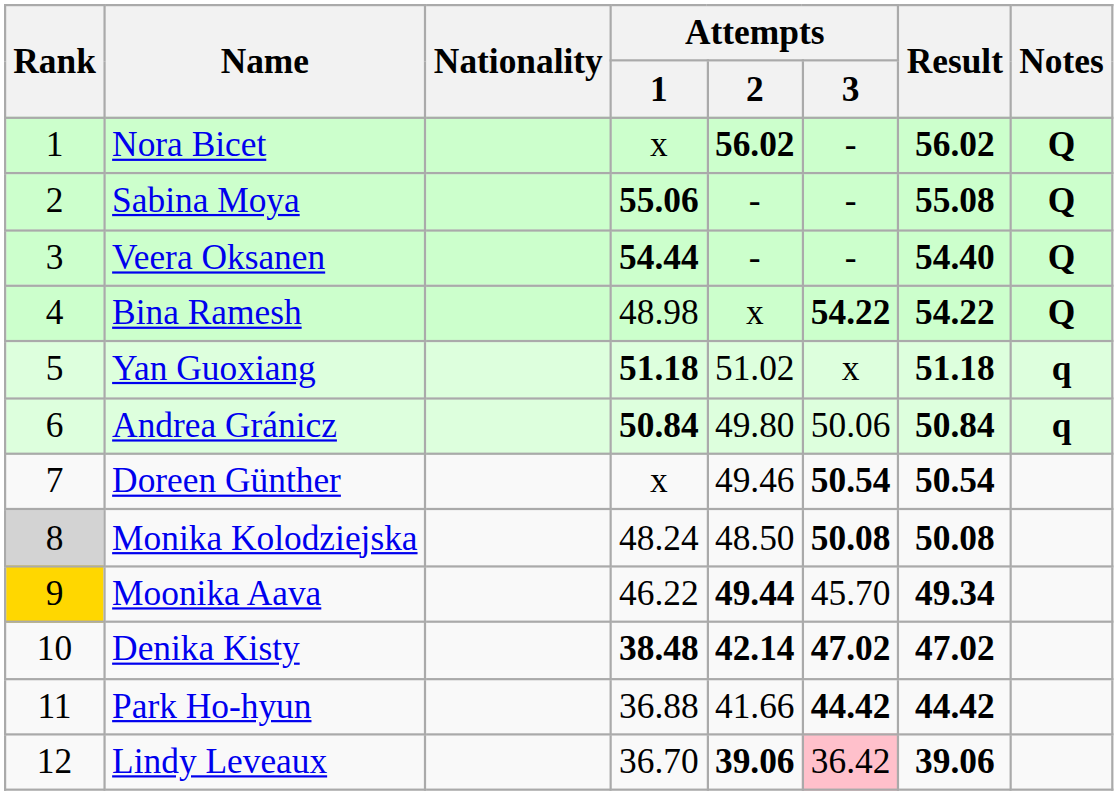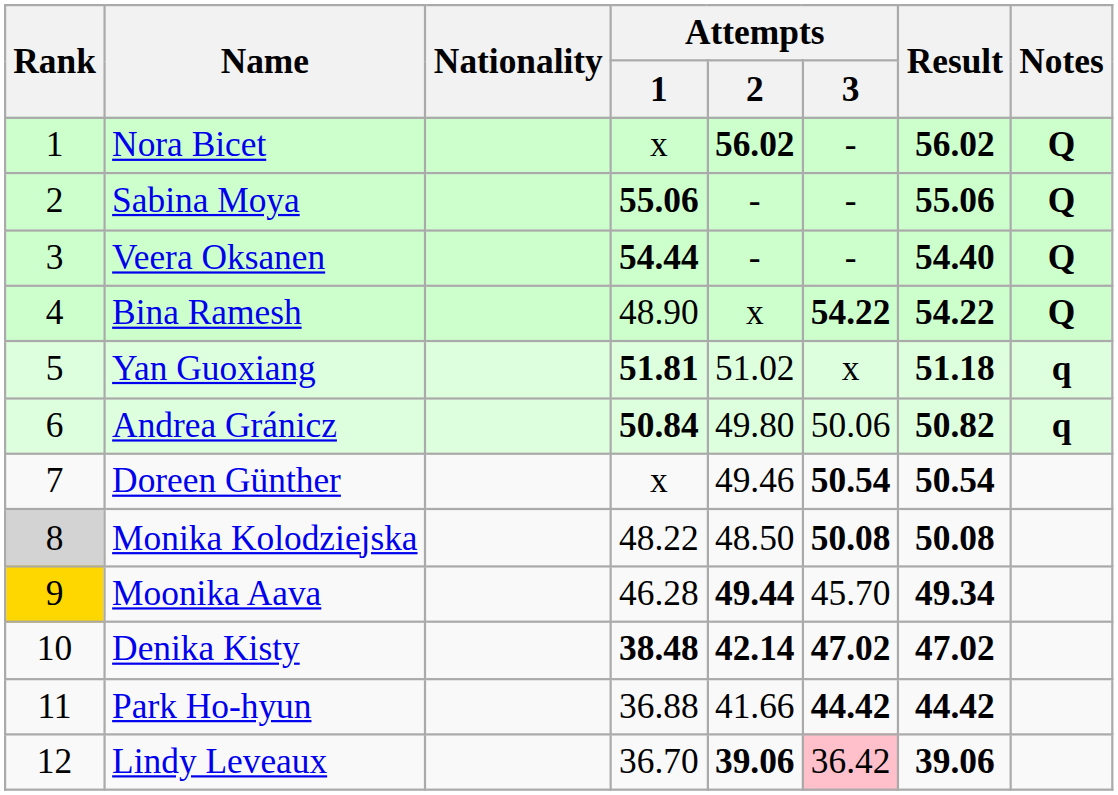(955, 200) 55.08 -> (955, 200) 55.06
(659, 312) 48.98 -> (659, 312) 48.90
(659, 369) 51.18 -> (659, 369) 51.81
(955, 425) 50.84 -> (955, 425) 50.82
(659, 537) 48.24 -> (659, 537) 48.22
(659, 593) 46.22 -> (659, 593) 46.28
